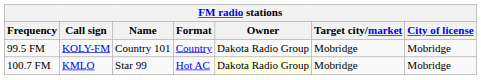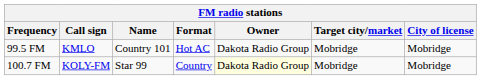(86, 48) KOLY-FM -> (78, 48) KMLO
(194, 48) Country -> (193, 48) Hot AC
(78, 65) KMLO -> (86, 65) KOLY-FM
(193, 65) Hot AC -> (194, 65) Country
